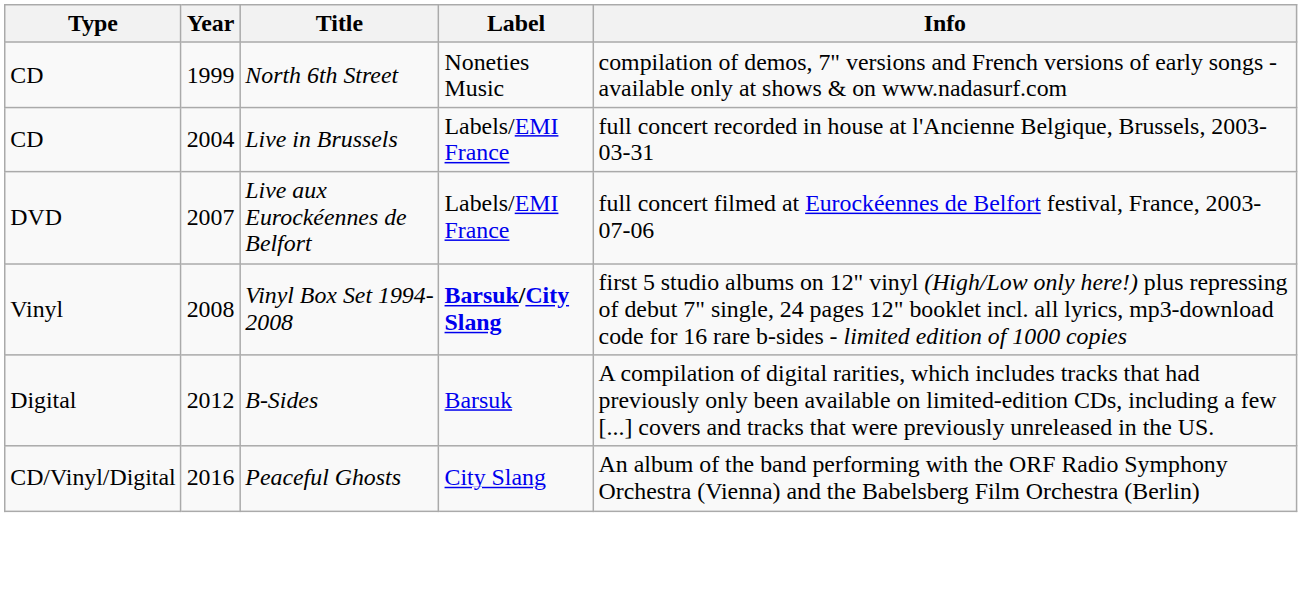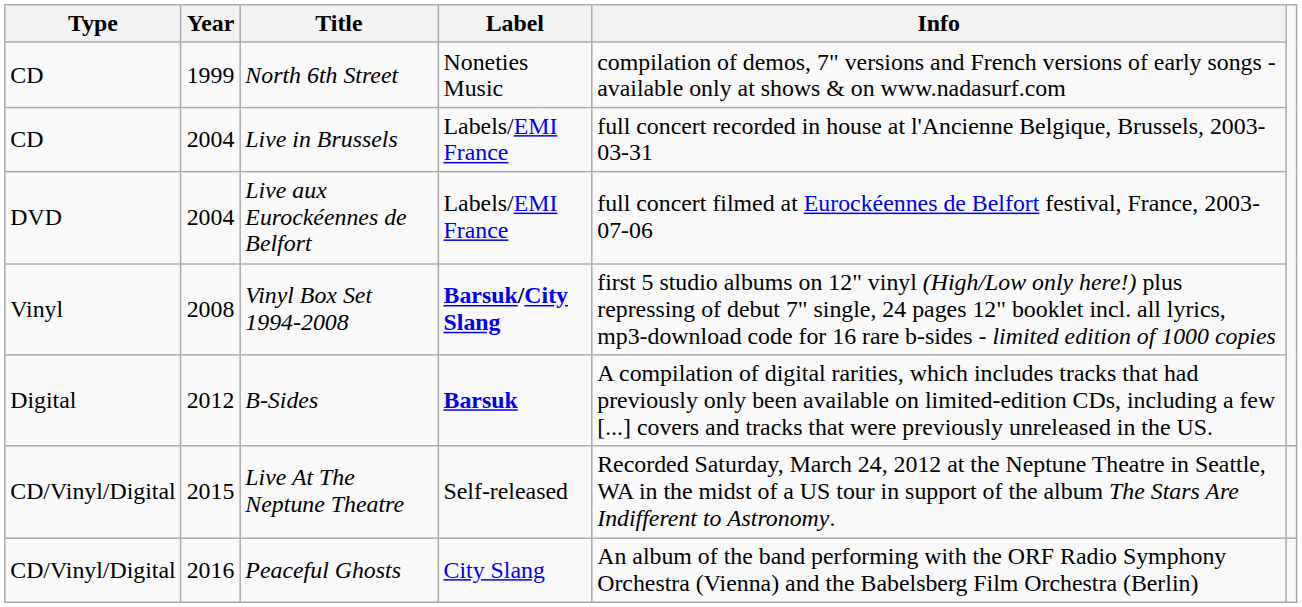(211, 217) 2007 -> (211, 217) 2004
(478, 400) normal -> (481, 400) bold
+ row: (325, 491)
